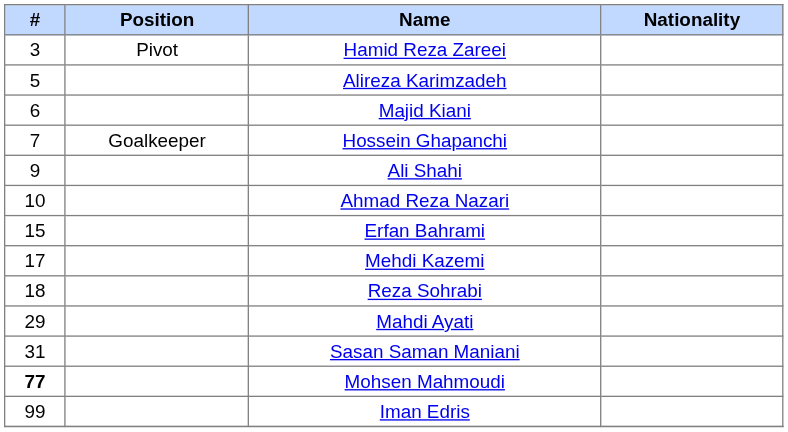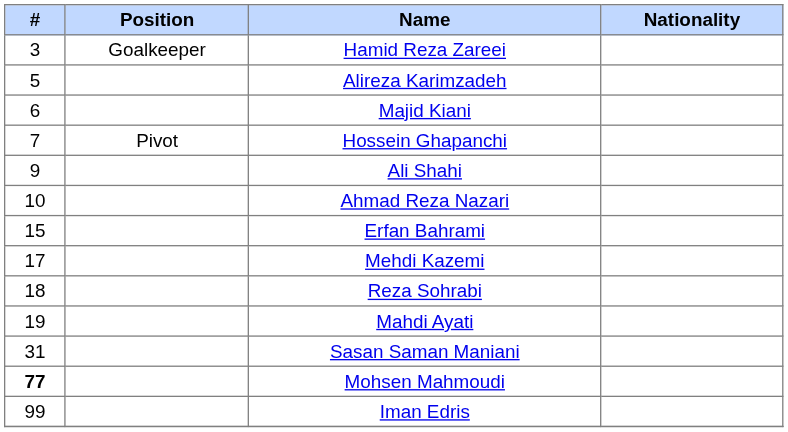(157, 50) Pivot -> (157, 50) Goalkeeper
(157, 140) Goalkeeper -> (157, 140) Pivot
(35, 321) 29 -> (35, 321) 19
